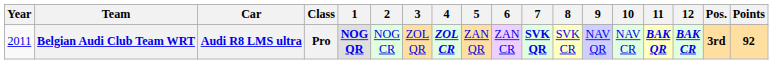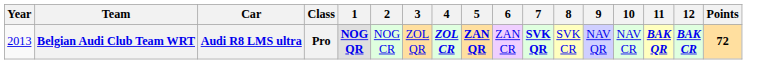- column: (716, 14)
(19, 41) 2011 -> (19, 41) 2013
(476, 41) normal -> (477, 41) bold
(749, 41) 92 -> (723, 41) 72
